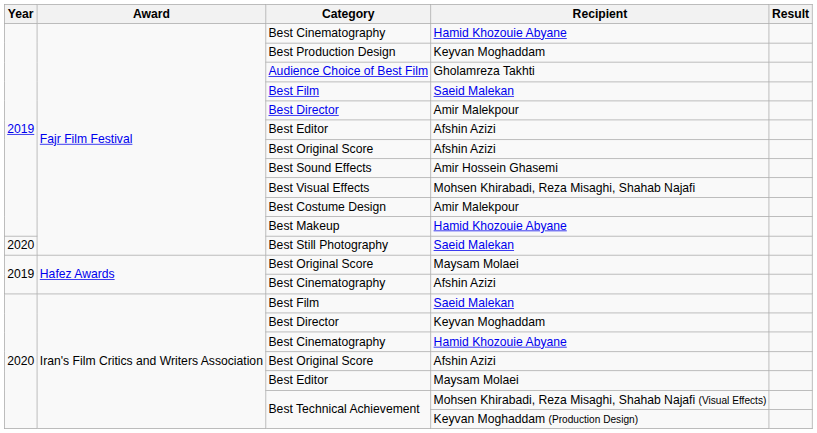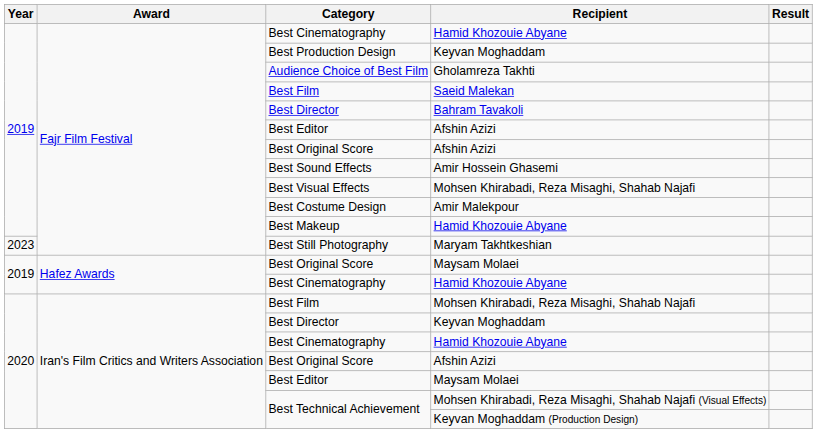(476, 110) Amir Malekpour -> (478, 110) Bahram Tavakoli
(21, 245) 2020 -> (21, 245) 2023
(474, 245) Saeid Malekan -> (493, 245) Maryam Takhtkeshian
(465, 284) Afshin Azizi -> (500, 284) Hamid Khozouie Abyane
(474, 303) Saeid Malekan -> (564, 303) Mohsen Khirabadi, Reza Misaghi, Shahab Najafi
